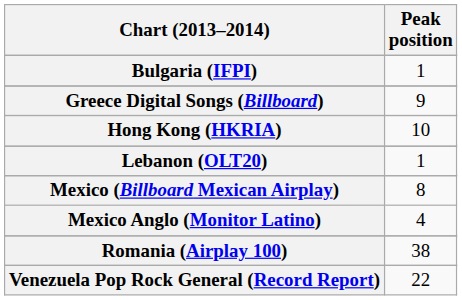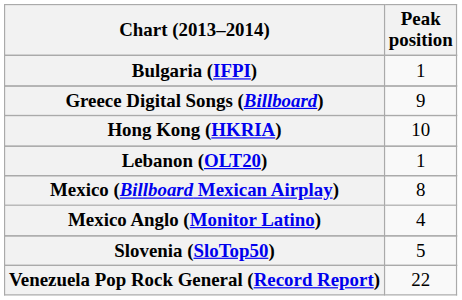- row: (194, 250)
+ row: (194, 250)
